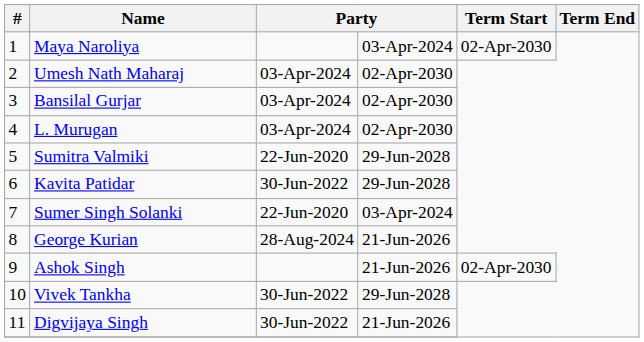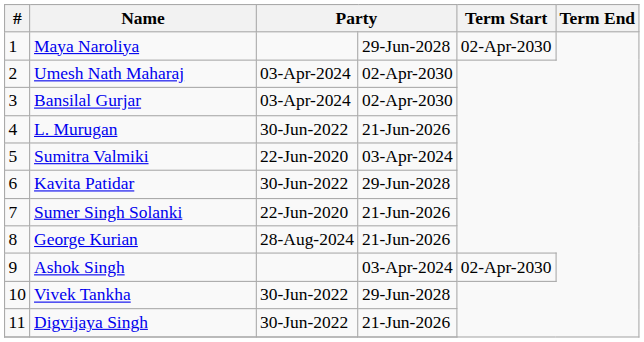(407, 45) 03-Apr-2024 -> (406, 45) 29-Jun-2028
(305, 128) 03-Apr-2024 -> (304, 128) 30-Jun-2022
(407, 128) 02-Apr-2030 -> (406, 128) 21-Jun-2026
(406, 156) 29-Jun-2028 -> (407, 156) 03-Apr-2024
(407, 211) 03-Apr-2024 -> (406, 211) 21-Jun-2026
(406, 267) 21-Jun-2026 -> (407, 267) 03-Apr-2024
